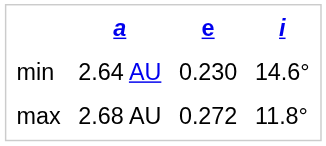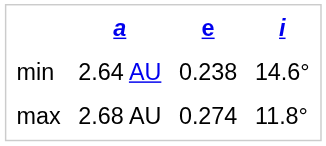(208, 72) 0.230 -> (208, 72) 0.238
(208, 116) 0.272 -> (208, 116) 0.274
